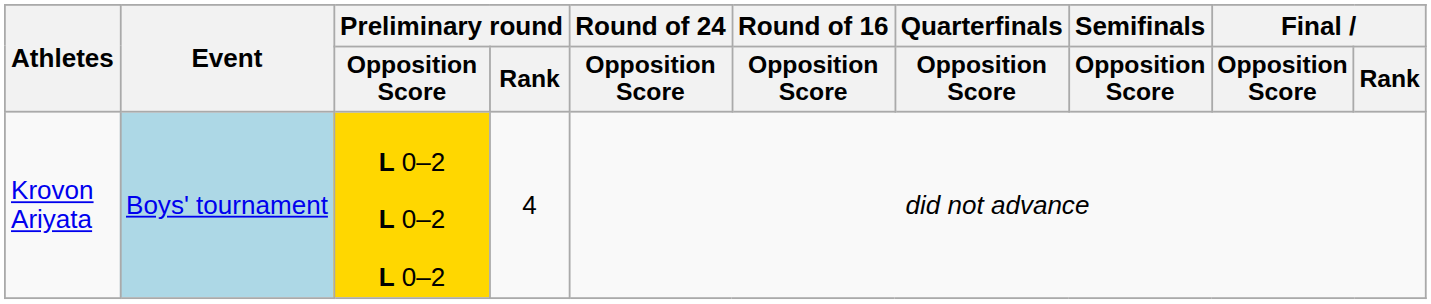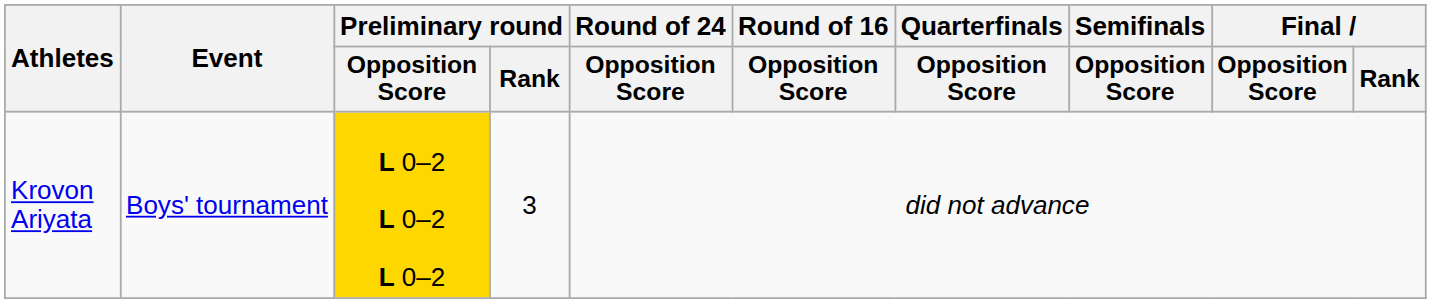(227, 205) lightblue background -> (227, 205) no background
(530, 205) 4 -> (530, 205) 3
